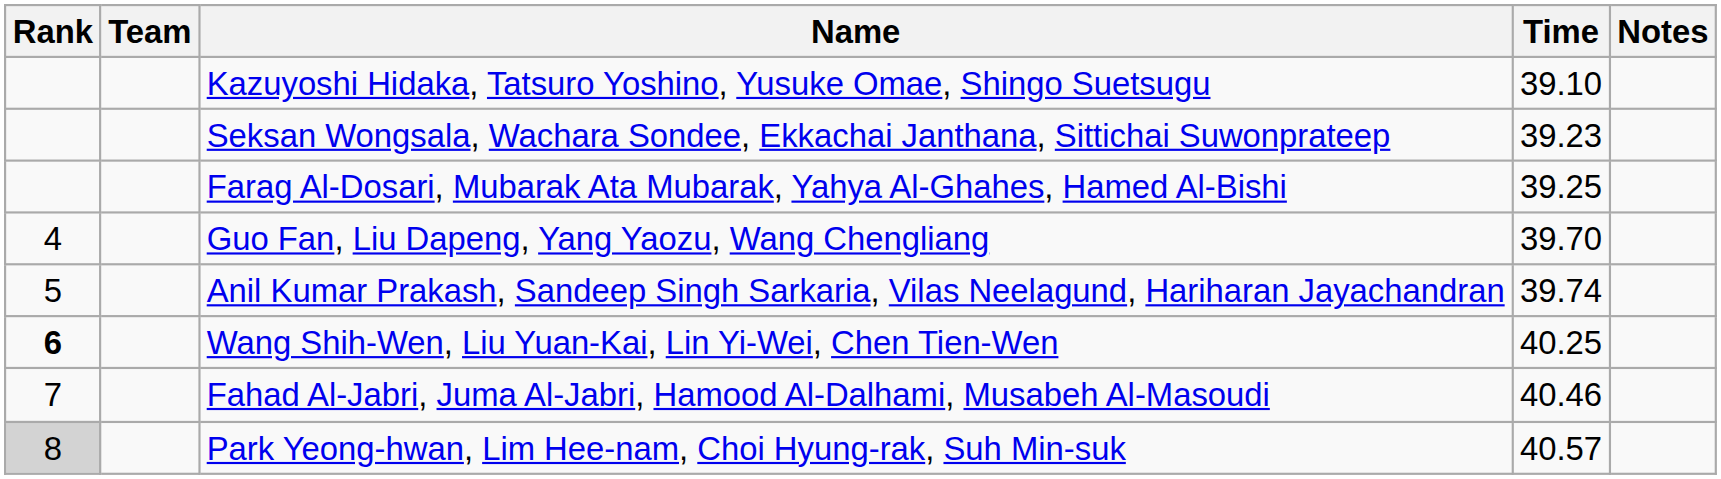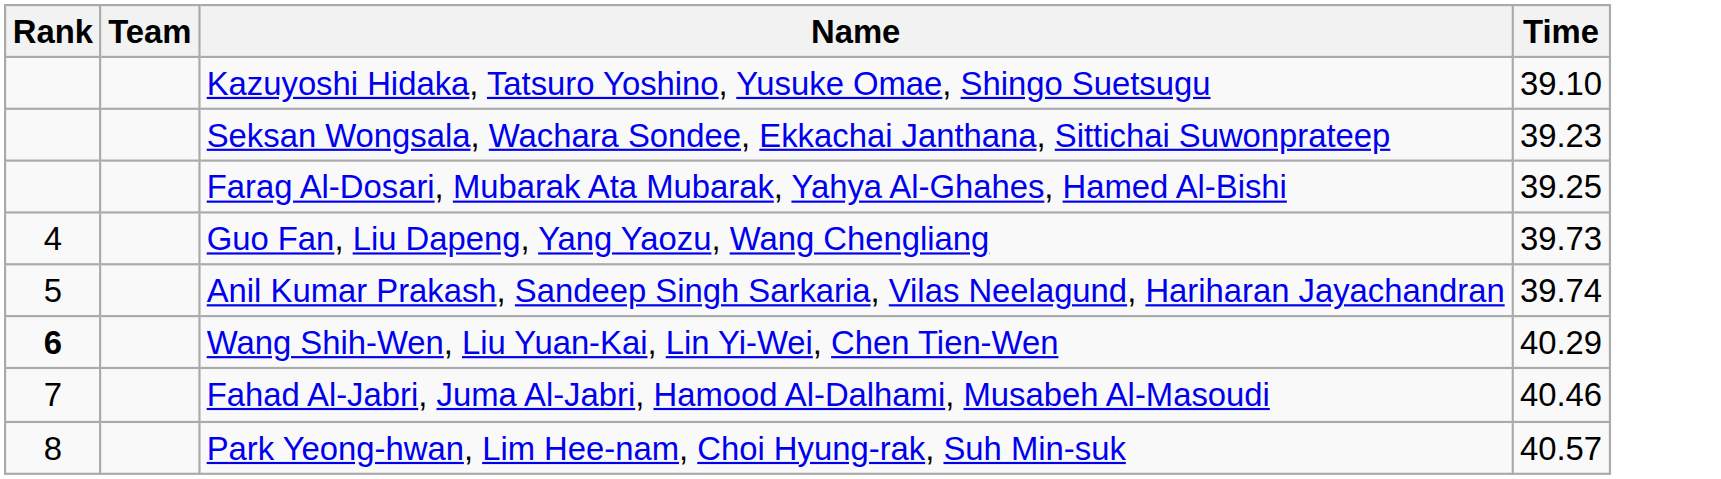- column: (1663, 31)
(1561, 239) 39.70 -> (1561, 239) 39.73
(1561, 343) 40.25 -> (1561, 343) 40.29
(53, 447) lightgrey background -> (53, 447) no background
